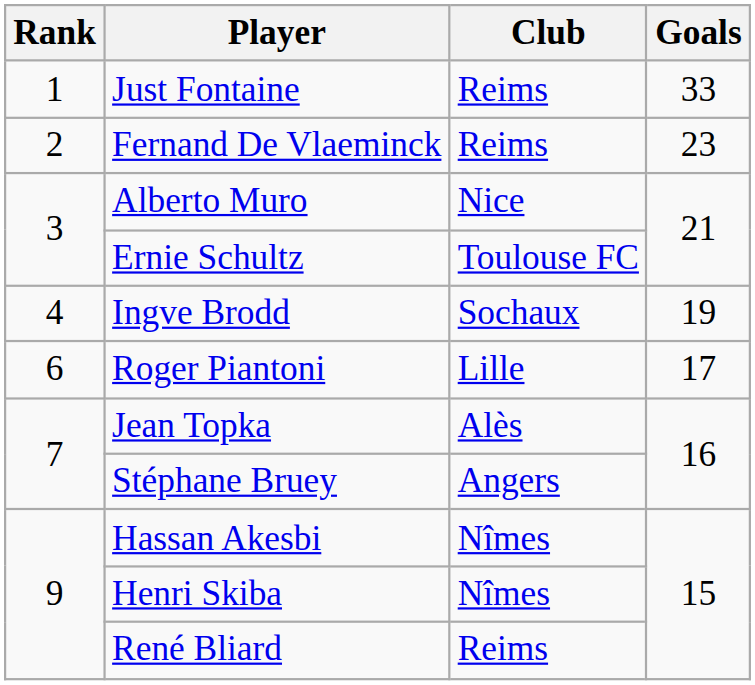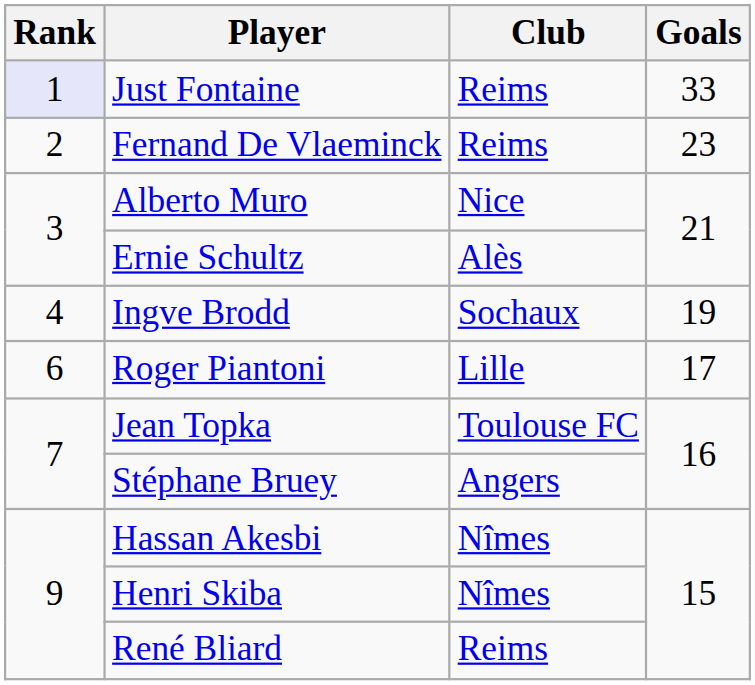(55, 88) no background -> (55, 88) lavender background
(548, 256) Toulouse FC -> (490, 256) Alès
(490, 425) Alès -> (548, 425) Toulouse FC
